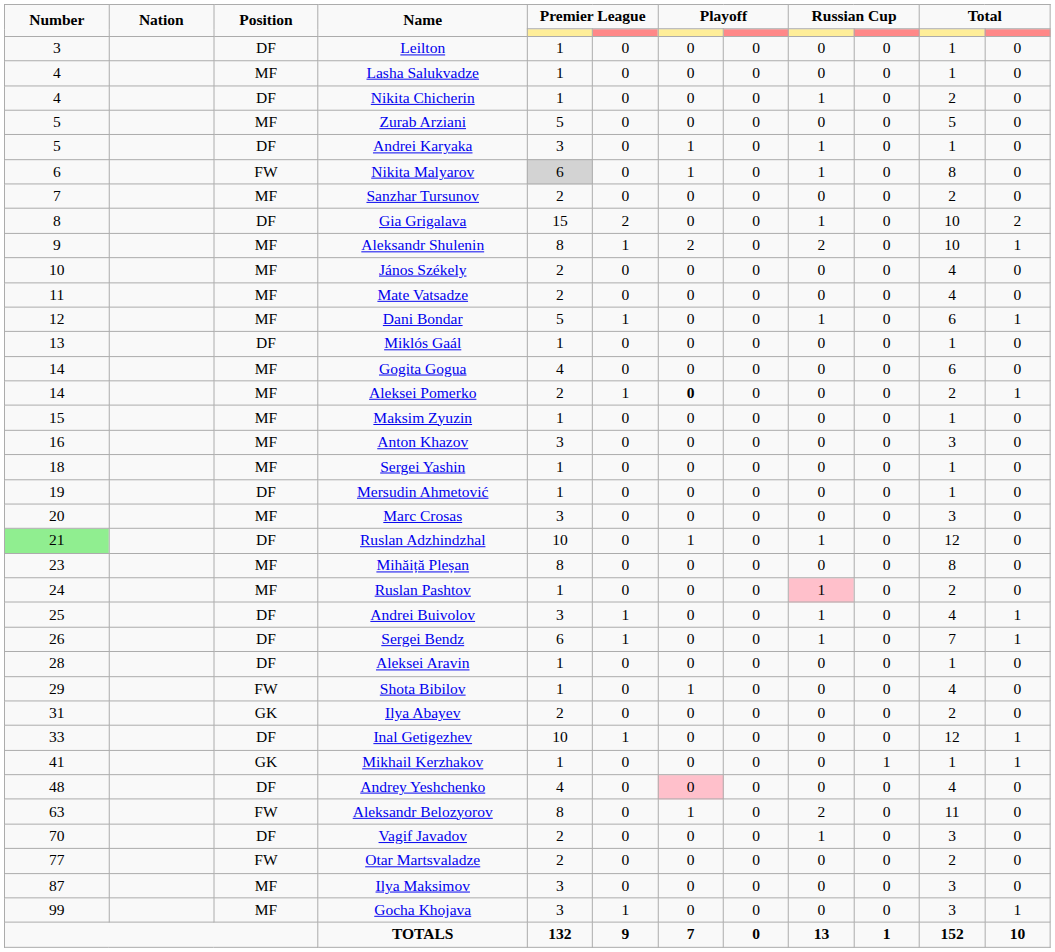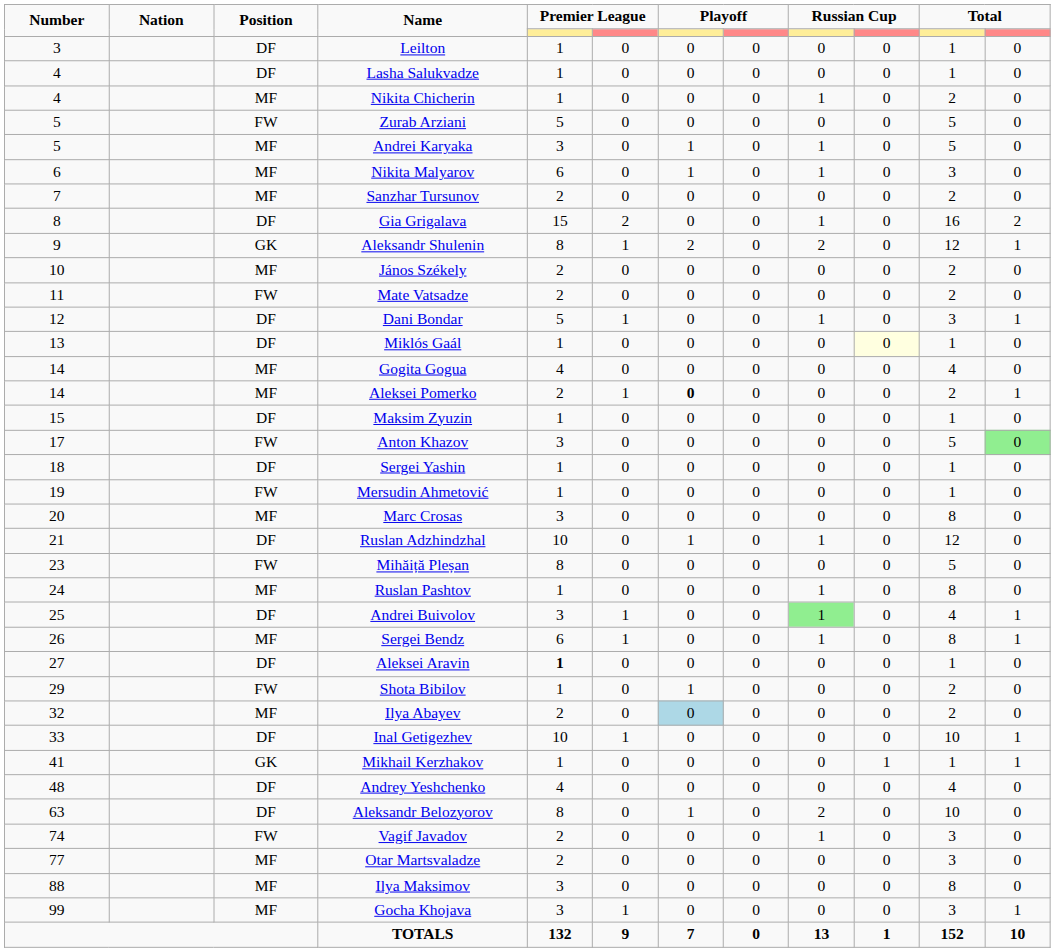(266, 73) MF -> (266, 73) DF
(266, 97) DF -> (266, 97) MF
(266, 122) MF -> (266, 122) FW
(266, 147) DF -> (266, 147) MF
(952, 147) 1 -> (952, 147) 5
(266, 171) FW -> (266, 171) MF
(560, 171) lightgrey background -> (560, 171) no background
(952, 171) 8 -> (952, 171) 3
(952, 220) 10 -> (952, 220) 16
(266, 245) MF -> (266, 245) GK
(952, 245) 10 -> (952, 245) 12
(952, 270) 4 -> (952, 270) 2
(266, 294) MF -> (266, 294) FW
(952, 294) 4 -> (952, 294) 2
(266, 319) MF -> (266, 319) DF
(952, 319) 6 -> (952, 319) 3
(887, 343) no background -> (887, 343) lightyellow background
(952, 368) 6 -> (952, 368) 4
(266, 417) MF -> (266, 417) DF
(57, 442) 16 -> (57, 442) 17
(266, 442) MF -> (266, 442) FW
(952, 442) 3 -> (952, 442) 5
(1017, 442) no background -> (1017, 442) lightgreen background
(266, 467) MF -> (266, 467) DF
(266, 491) DF -> (266, 491) FW
(952, 516) 3 -> (952, 516) 8
(57, 540) lightgreen background -> (57, 540) no background
(266, 565) MF -> (266, 565) FW
(952, 565) 8 -> (952, 565) 5
(821, 590) pink background -> (821, 590) no background
(952, 590) 2 -> (952, 590) 8
(821, 614) no background -> (821, 614) lightgreen background
(266, 639) DF -> (266, 639) MF
(952, 639) 7 -> (952, 639) 8
(57, 663) 28 -> (57, 663) 27
(560, 663) normal -> (560, 663) bold
(952, 688) 4 -> (952, 688) 2
(57, 713) 31 -> (57, 713) 32
(266, 713) GK -> (266, 713) MF
(691, 713) no background -> (691, 713) lightblue background
(952, 737) 12 -> (952, 737) 10
(691, 786) pink background -> (691, 786) no background
(266, 811) FW -> (266, 811) DF
(952, 811) 11 -> (952, 811) 10
(57, 836) 70 -> (57, 836) 74
(266, 836) DF -> (266, 836) FW
(266, 860) FW -> (266, 860) MF
(952, 860) 2 -> (952, 860) 3
(57, 885) 87 -> (57, 885) 88
(952, 885) 3 -> (952, 885) 8
